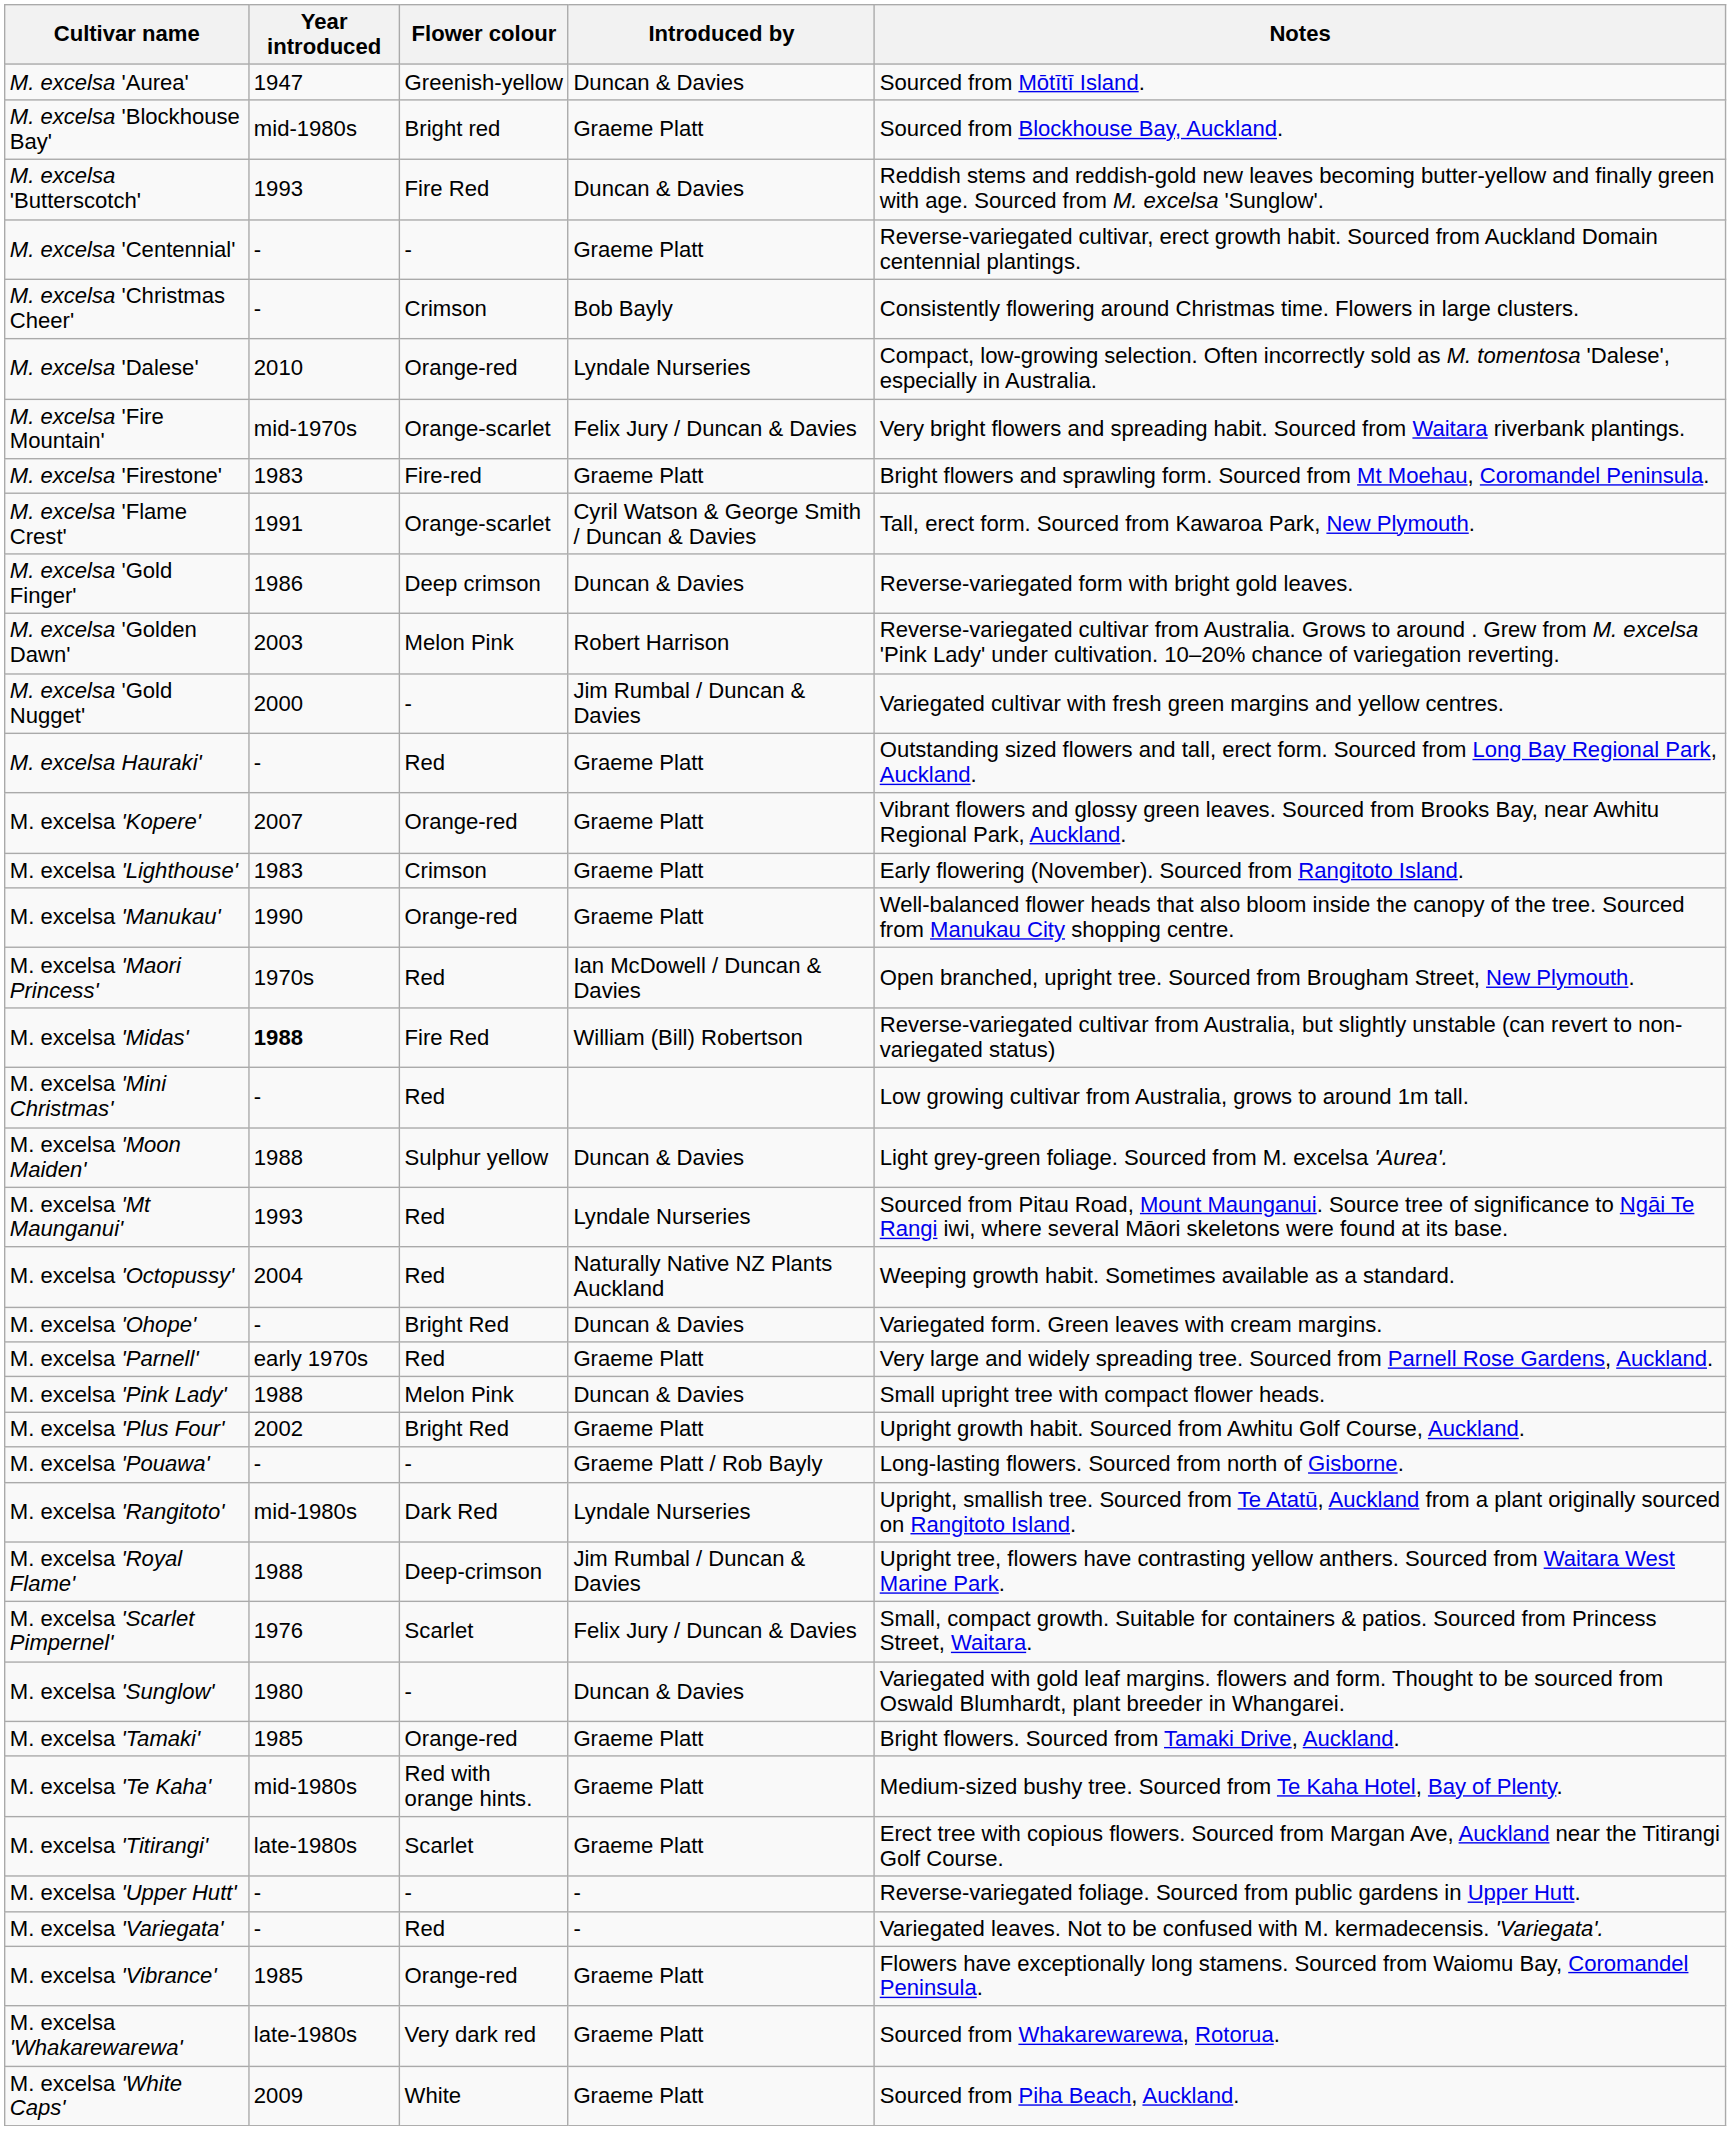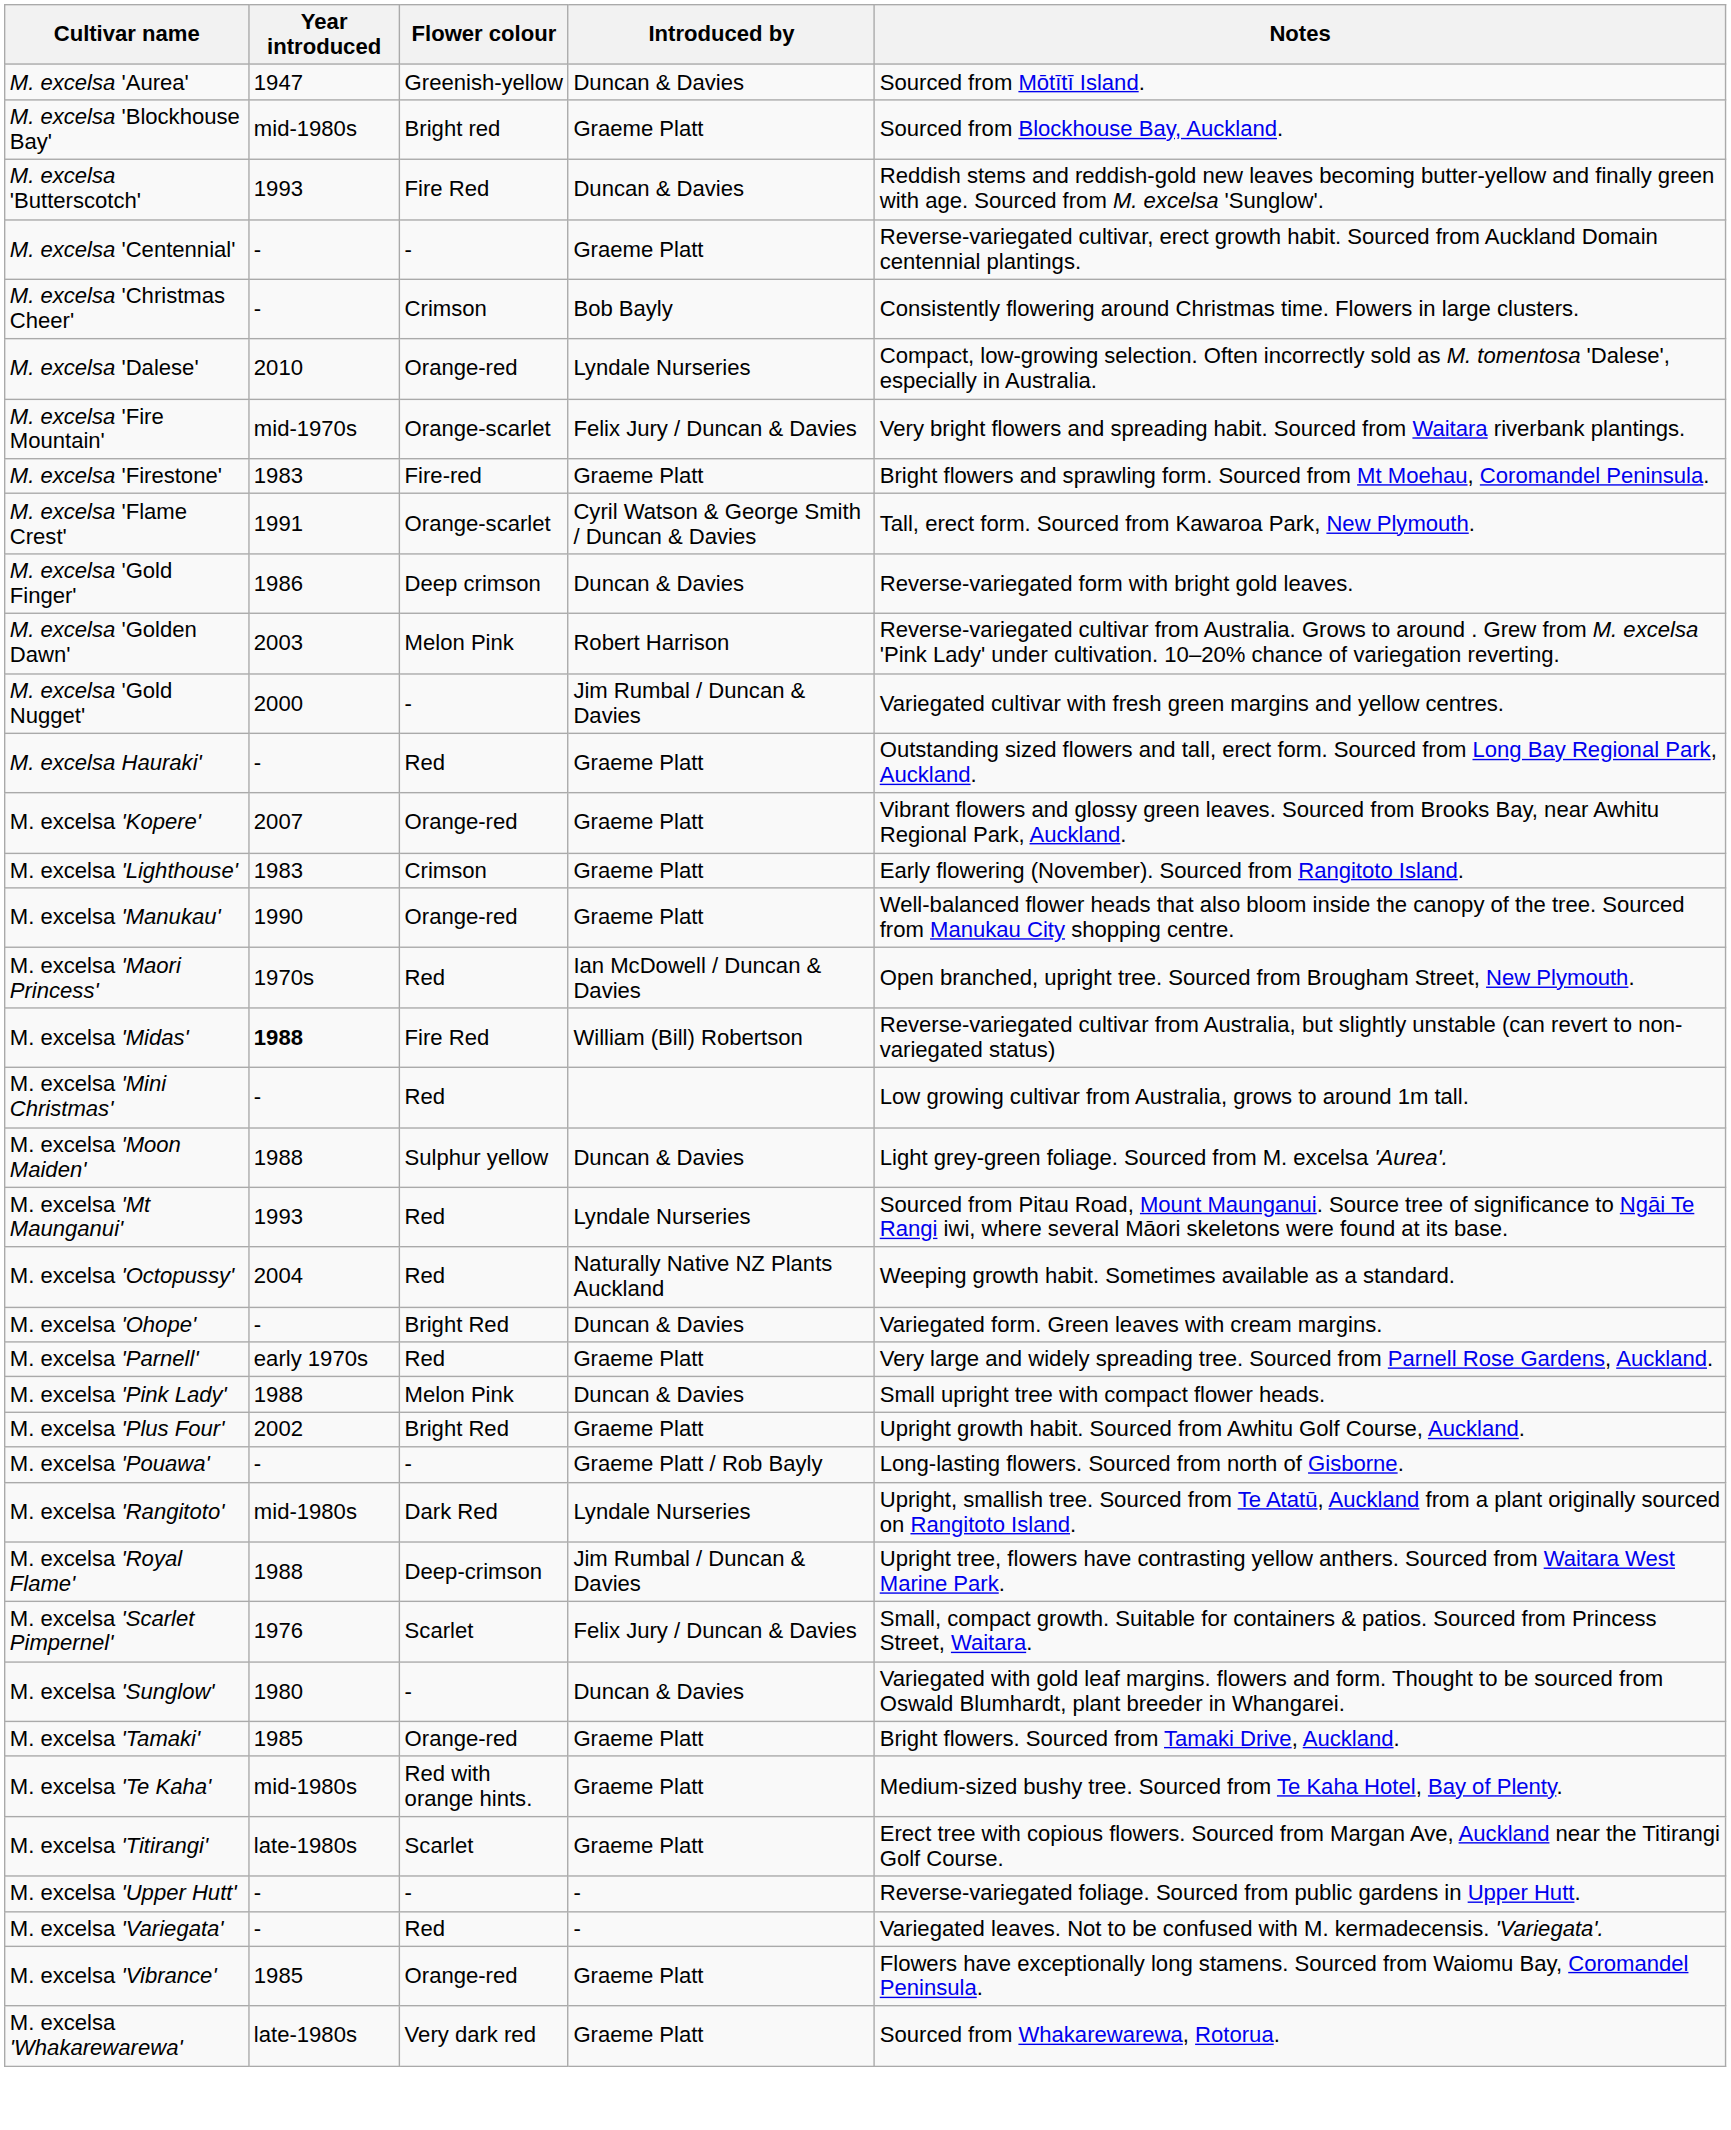- row: (96, 2095)
